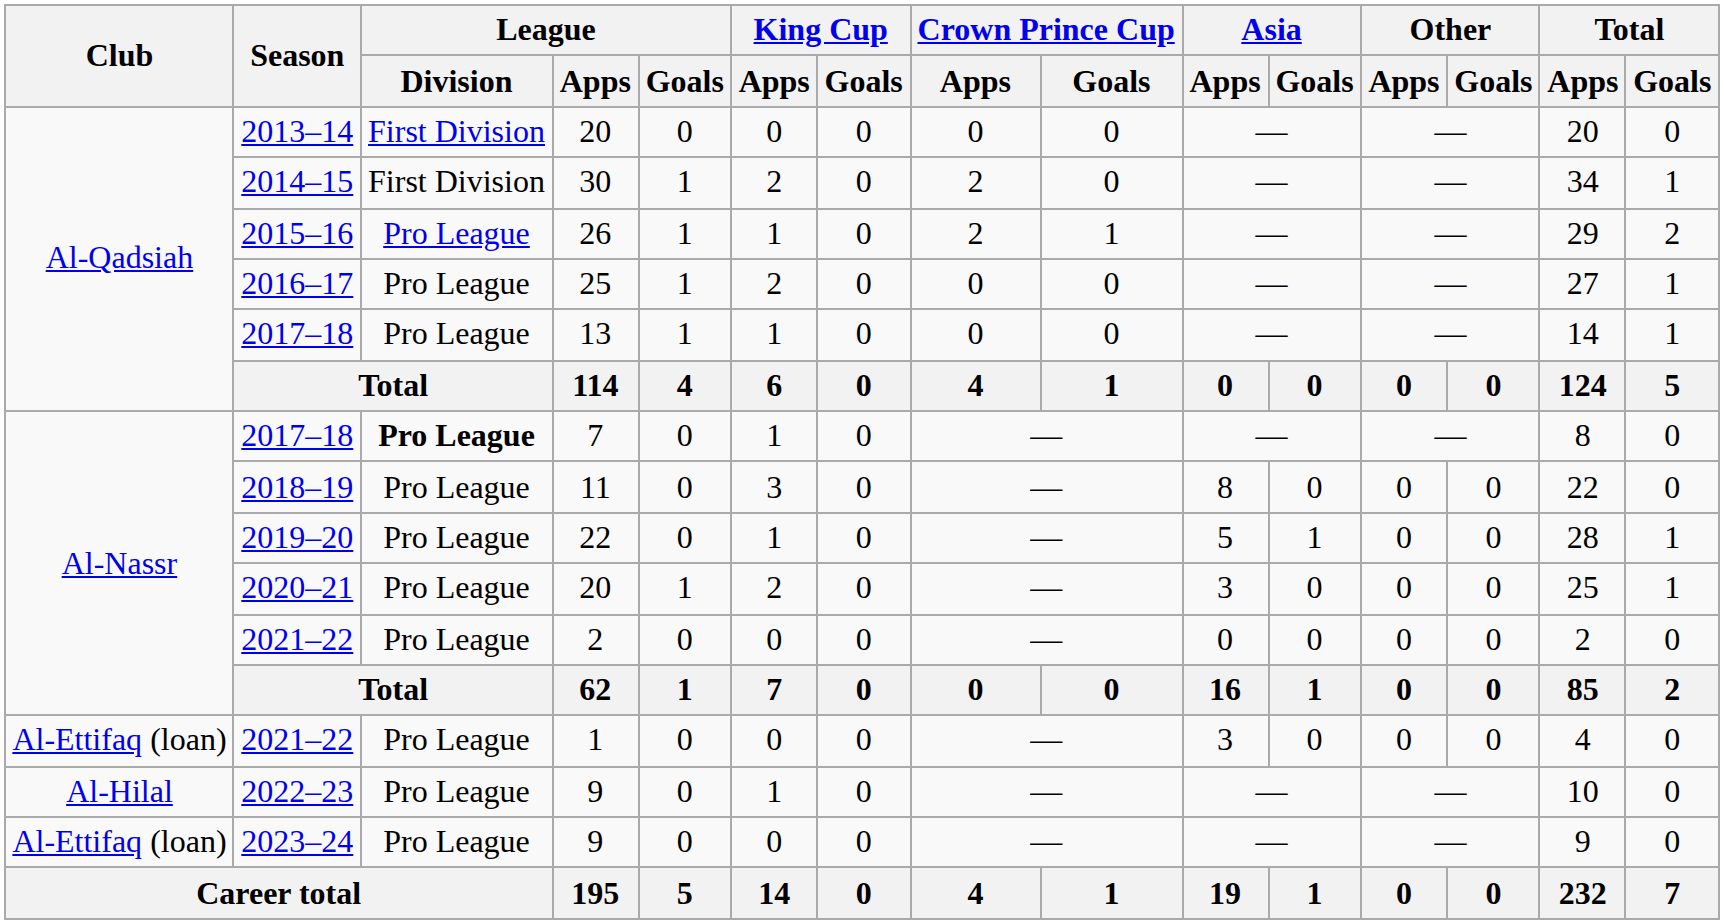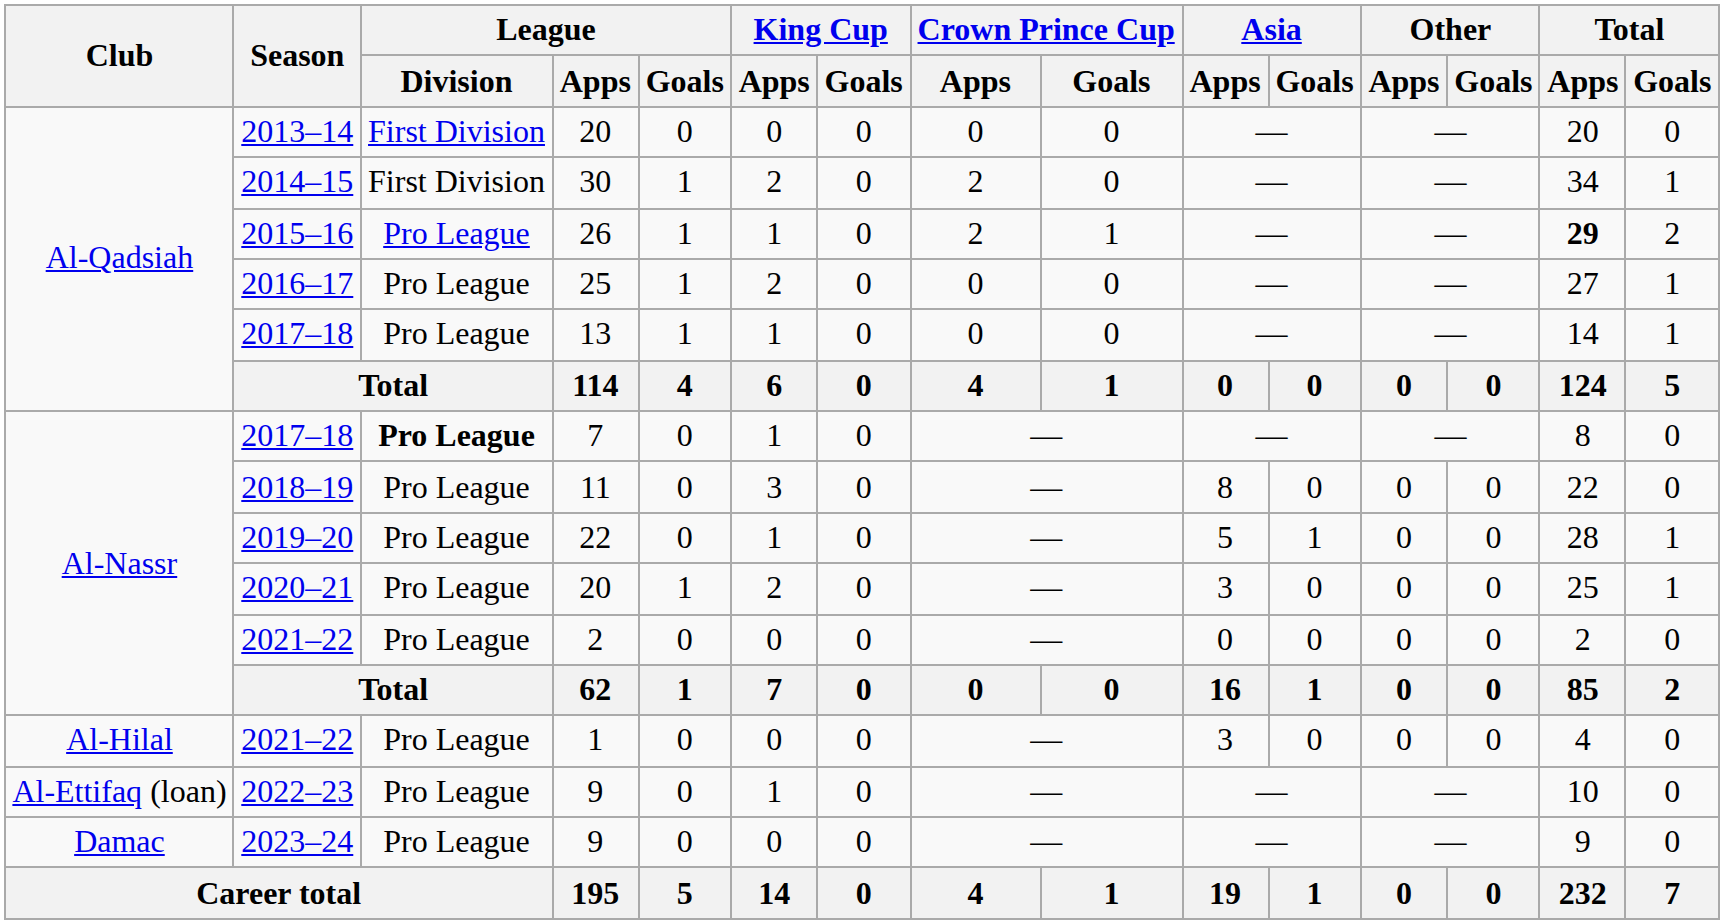(1583, 232) normal -> (1583, 232) bold
(119, 740) Al-Ettifaq (loan) -> (119, 740) Al-Hilal
(119, 791) Al-Hilal -> (119, 791) Al-Ettifaq (loan)
(119, 841) Al-Ettifaq (loan) -> (119, 841) Damac
